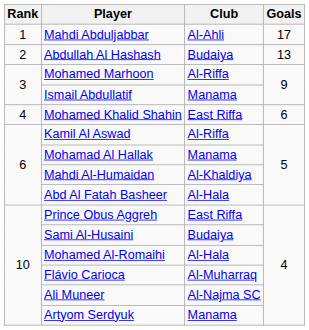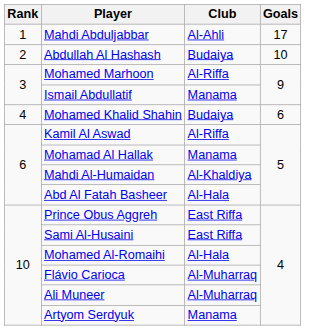(284, 54) 13 -> (281, 54) 10
(215, 114) East Riffa -> (210, 114) Budaiya
(210, 235) Budaiya -> (215, 235) East Riffa
(224, 295) Al-Najma SC -> (222, 295) Al-Muharraq
